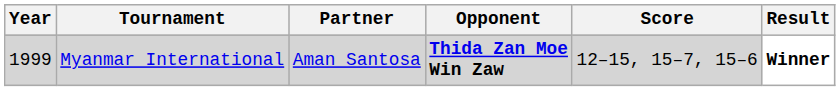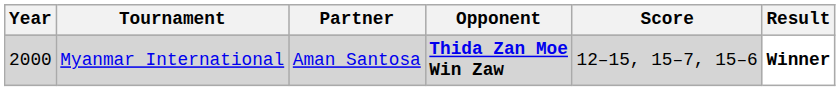(30, 60) 1999 -> (30, 60) 2000
